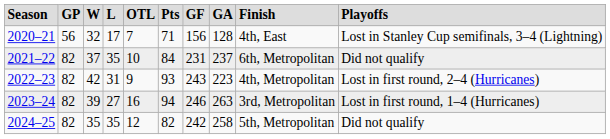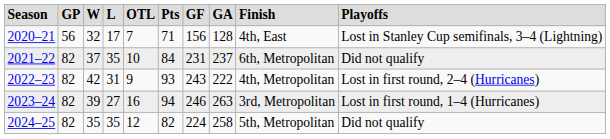(223, 79) 223 -> (223, 79) 222
(196, 123) 242 -> (196, 123) 224
